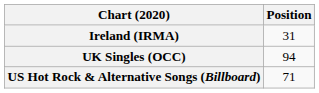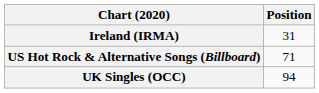rows swapped: (134, 56) <-> (134, 77)
